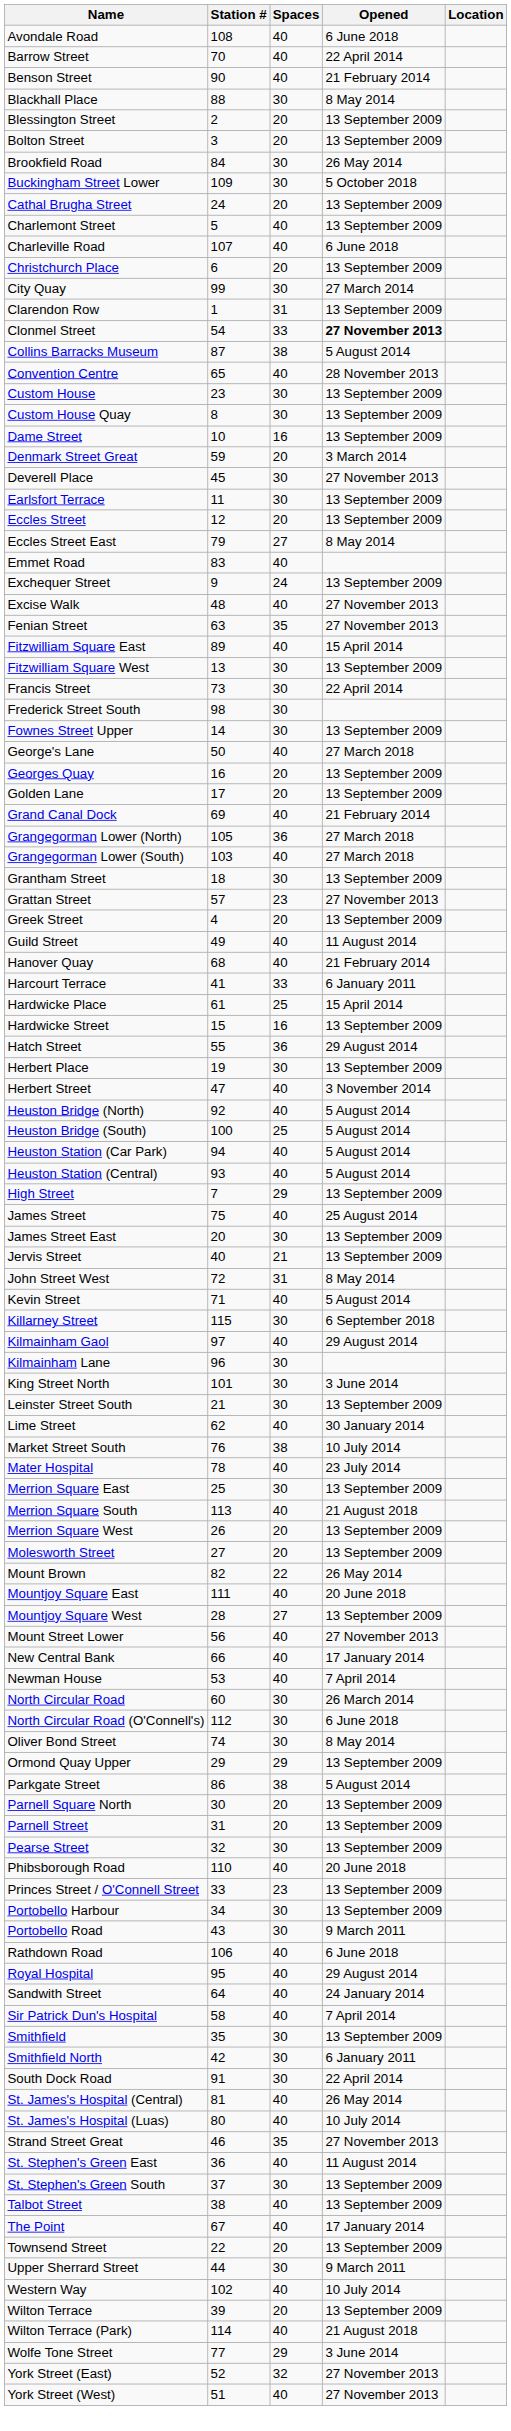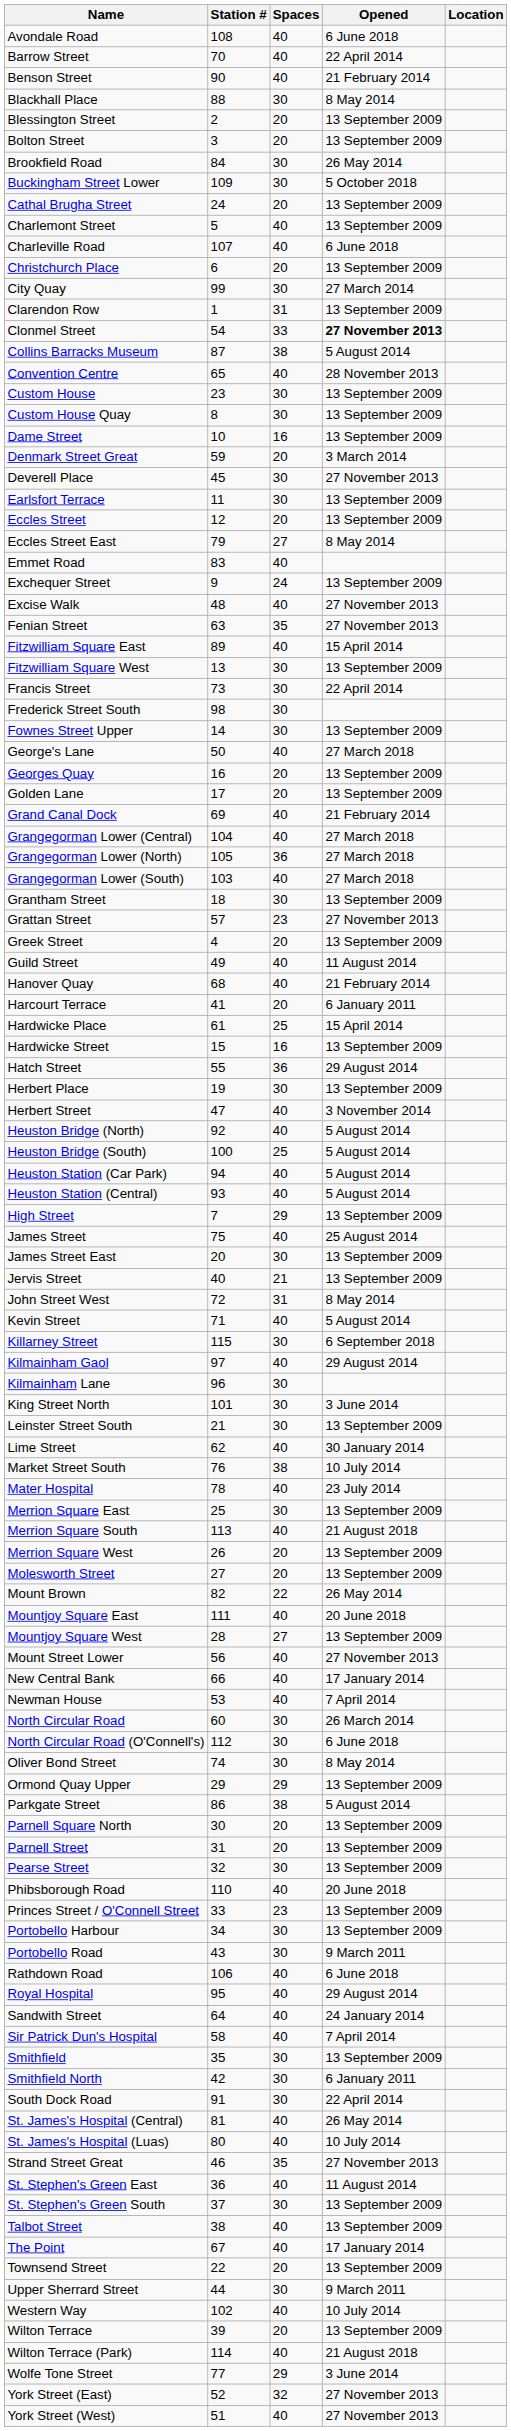+ row: (100, 836)
(280, 983) 33 -> (280, 1004) 20
